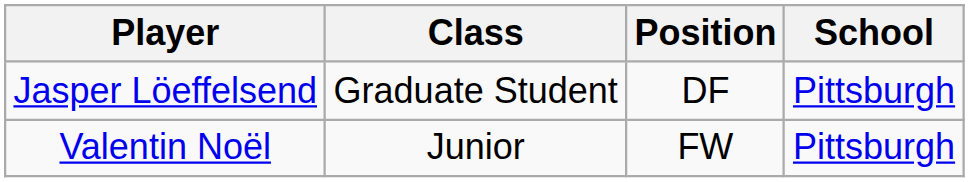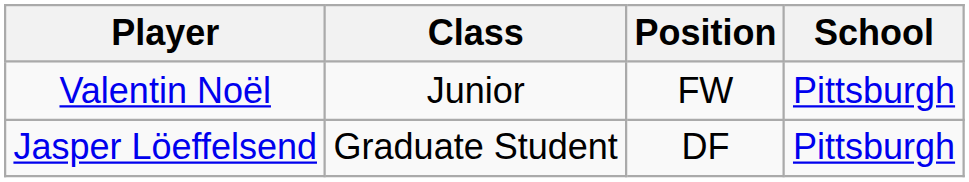rows swapped: (165, 90) <-> (165, 147)
